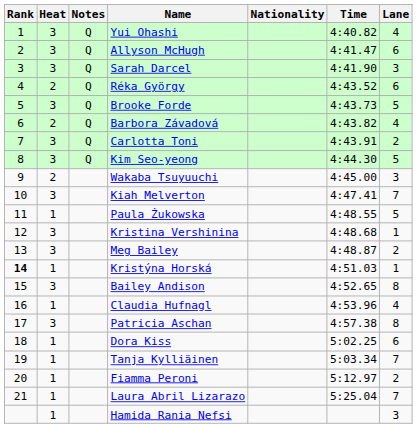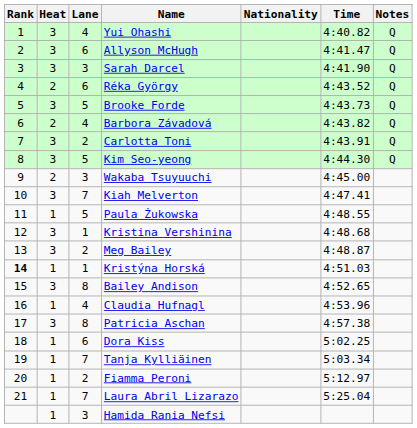columns swapped: (396, 14) <-> (88, 14)
